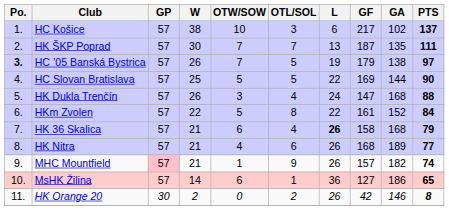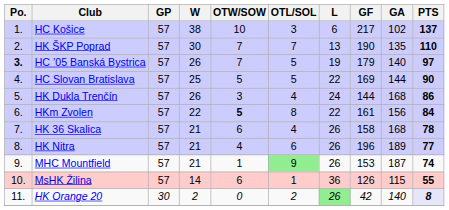(366, 46) 187 -> (366, 46) 190
(428, 46) 111 -> (428, 46) 110
(397, 63) 138 -> (397, 63) 140
(366, 96) 147 -> (366, 96) 144
(428, 96) 88 -> (428, 96) 86
(239, 113) normal -> (239, 113) bold
(397, 113) 152 -> (397, 113) 156
(335, 130) bold -> (335, 130) normal
(428, 130) 79 -> (428, 130) 78
(366, 146) 168 -> (366, 146) 196
(164, 163) pink background -> (164, 163) no background
(294, 163) no background -> (294, 163) lightgreen background
(366, 163) 157 -> (366, 163) 153
(397, 163) 182 -> (397, 163) 187
(366, 180) 127 -> (366, 180) 126
(397, 180) 186 -> (397, 180) 115
(428, 180) 65 -> (428, 180) 55
(335, 197) no background -> (335, 197) lightgreen background
(397, 197) 146 -> (397, 197) 140
(428, 197) no background -> (428, 197) lavender background
